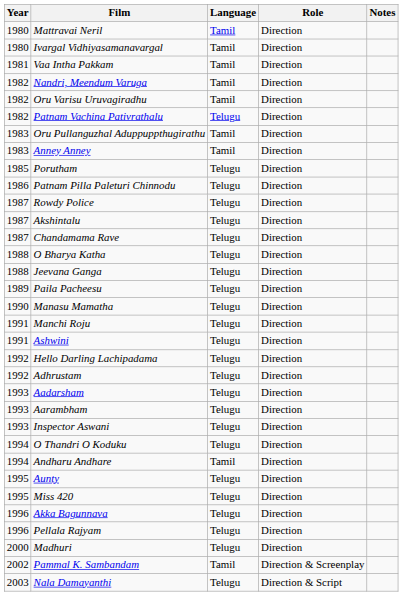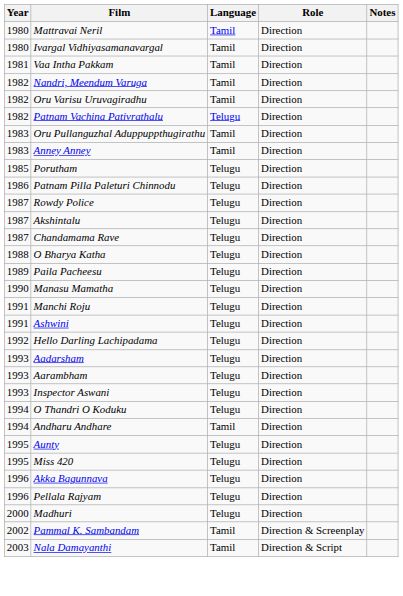- row: (68, 271)
- row: (58, 375)
(225, 582) Telugu -> (223, 548) Tamil
